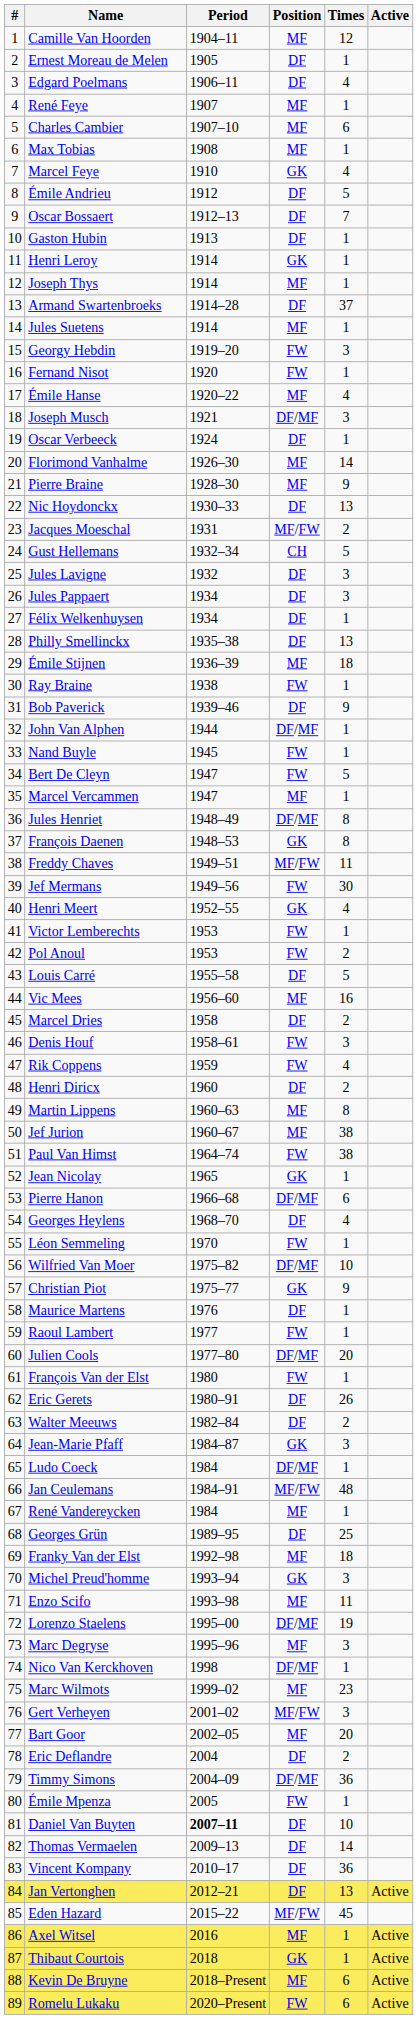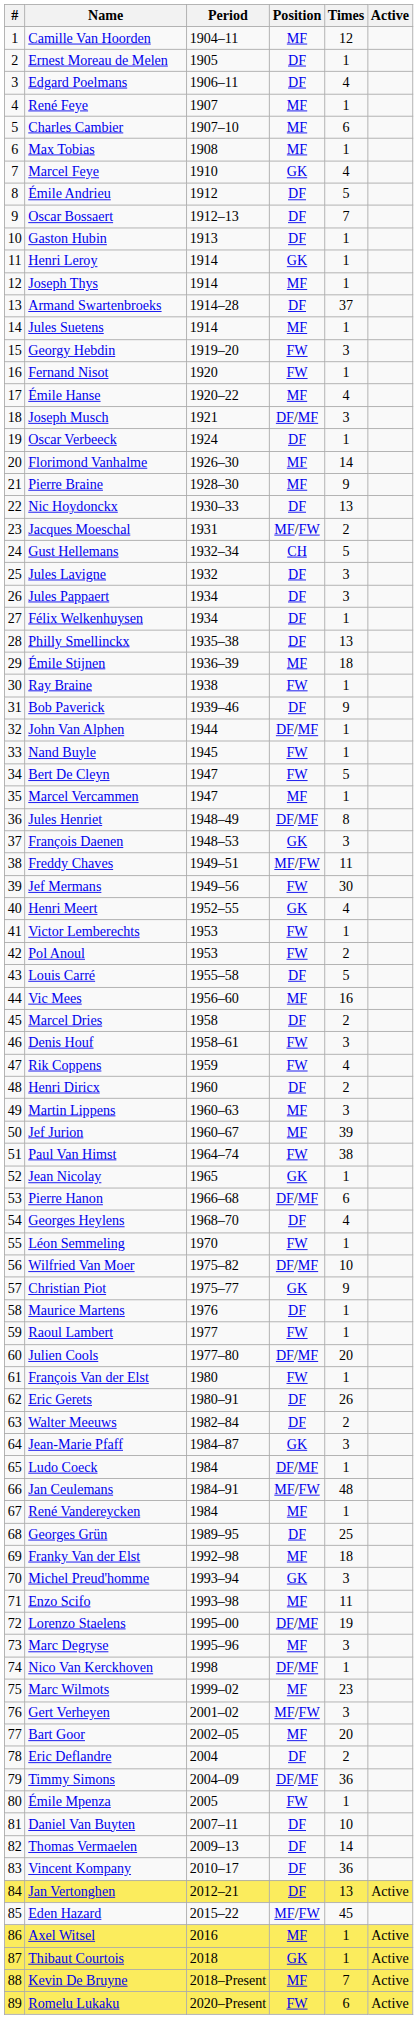(346, 841) 8 -> (346, 841) 3
(346, 1109) 8 -> (346, 1109) 3
(346, 1132) 38 -> (346, 1132) 39
(214, 1824) bold -> (214, 1824) normal
(346, 1980) 6 -> (346, 1980) 7
